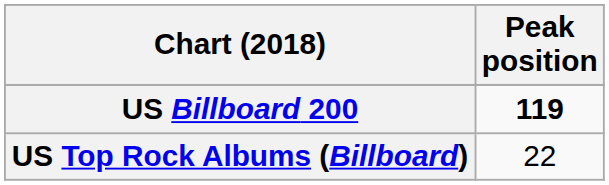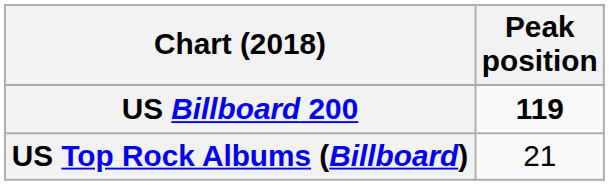(540, 155) 22 -> (540, 155) 21
